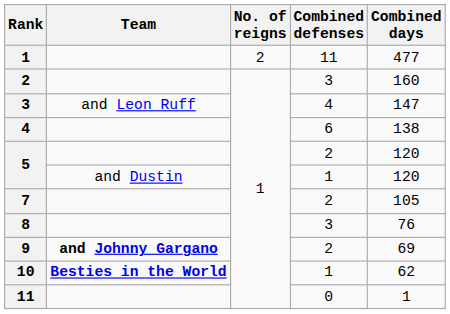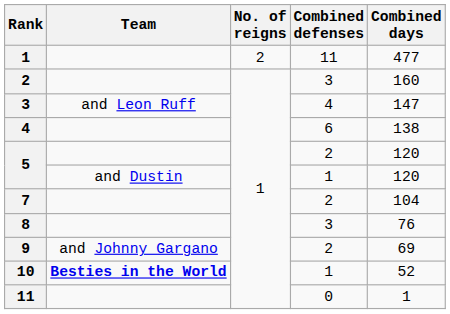(406, 201) 105 -> (406, 201) 104
(138, 249) bold -> (138, 249) normal
(406, 273) 62 -> (406, 273) 52
